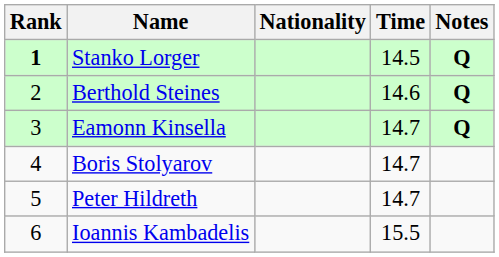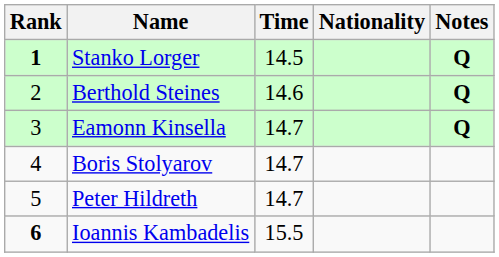columns swapped: (313, 22) <-> (401, 22)
(36, 233) normal -> (36, 233) bold
